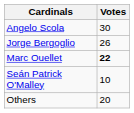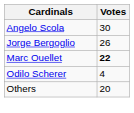- row: (34, 79)
+ row: (36, 74)
